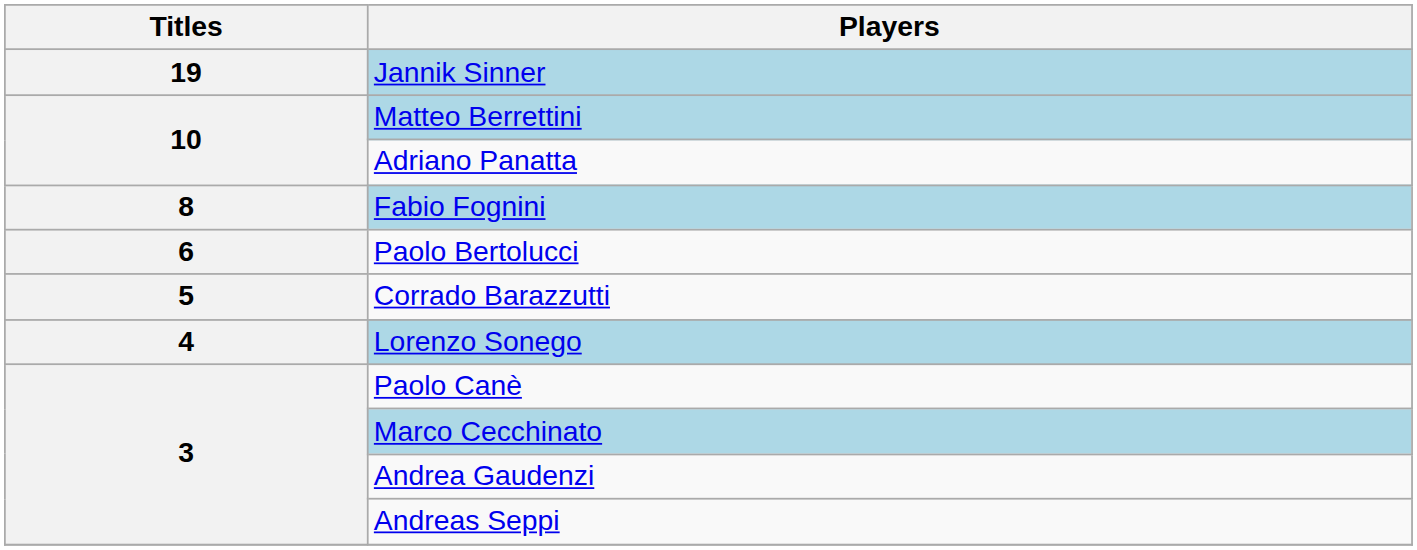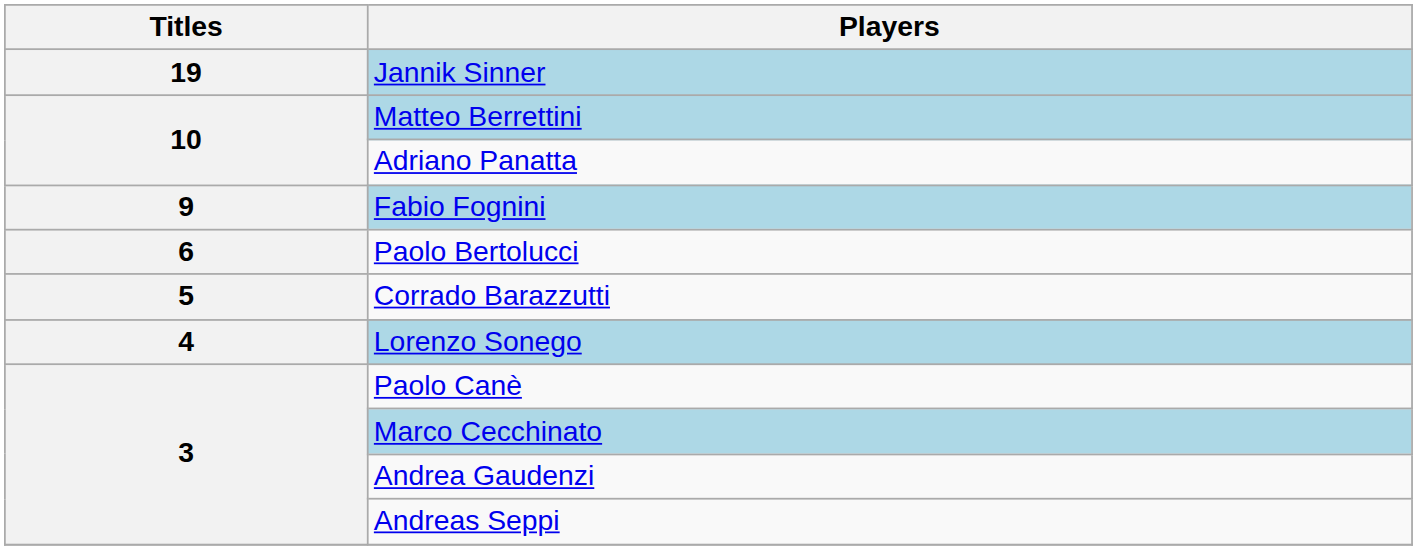(186, 206) 8 -> (186, 206) 9
